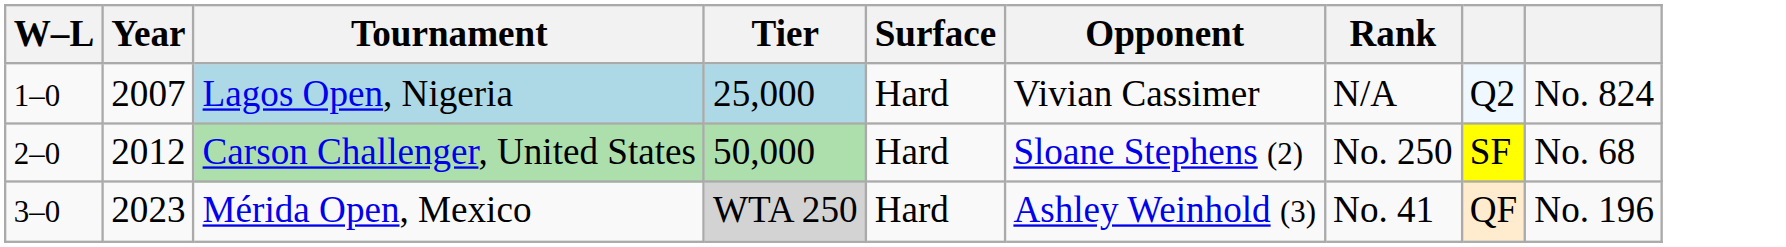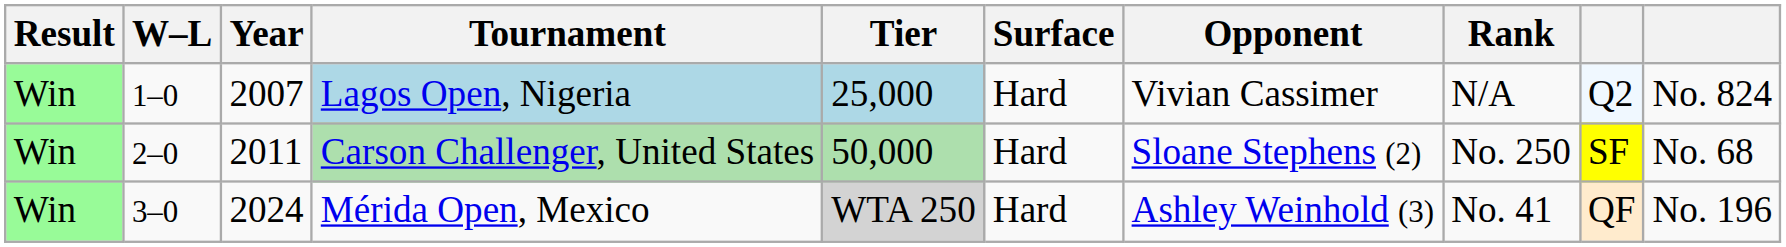+ column: (64, 33)
(148, 151) 2012 -> (266, 151) 2011
(148, 210) 2023 -> (267, 210) 2024
